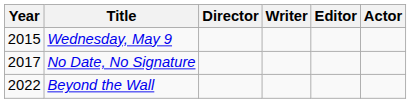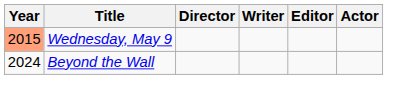(24, 39) no background -> (24, 39) lightsalmon background
- row: (121, 62)
(24, 86) 2022 -> (24, 62) 2024
